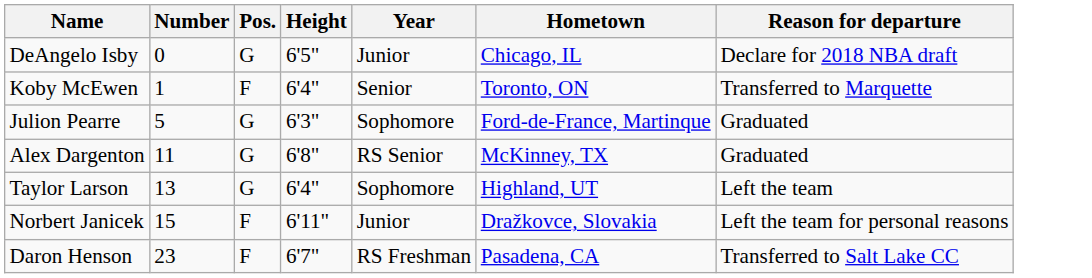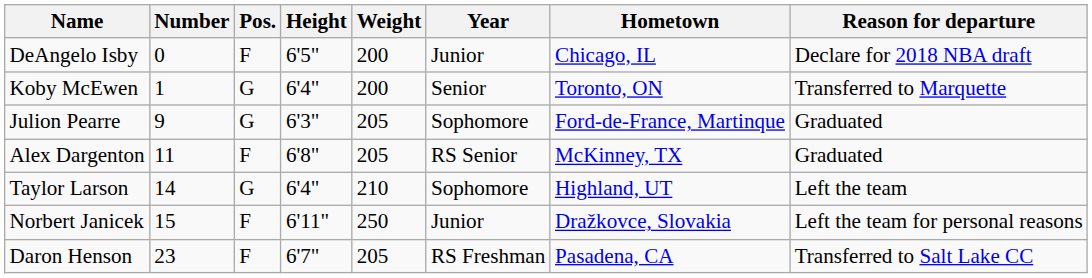+ column: (389, 21)
(247, 54) G -> (245, 54) F
(245, 88) F -> (247, 88) G
(160, 121) 5 -> (160, 121) 9
(247, 155) G -> (245, 155) F
(165, 188) 13 -> (165, 188) 14
